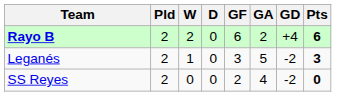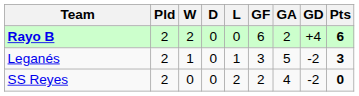+ column: (237, 15)
